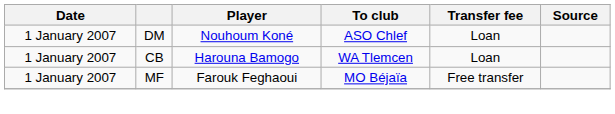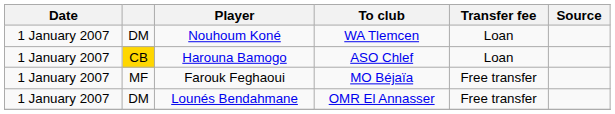(376, 36) ASO Chlef -> (382, 36) WA Tlemcen
(154, 57) no background -> (139, 57) gold background
(376, 57) WA Tlemcen -> (382, 57) ASO Chlef
+ row: (235, 99)
